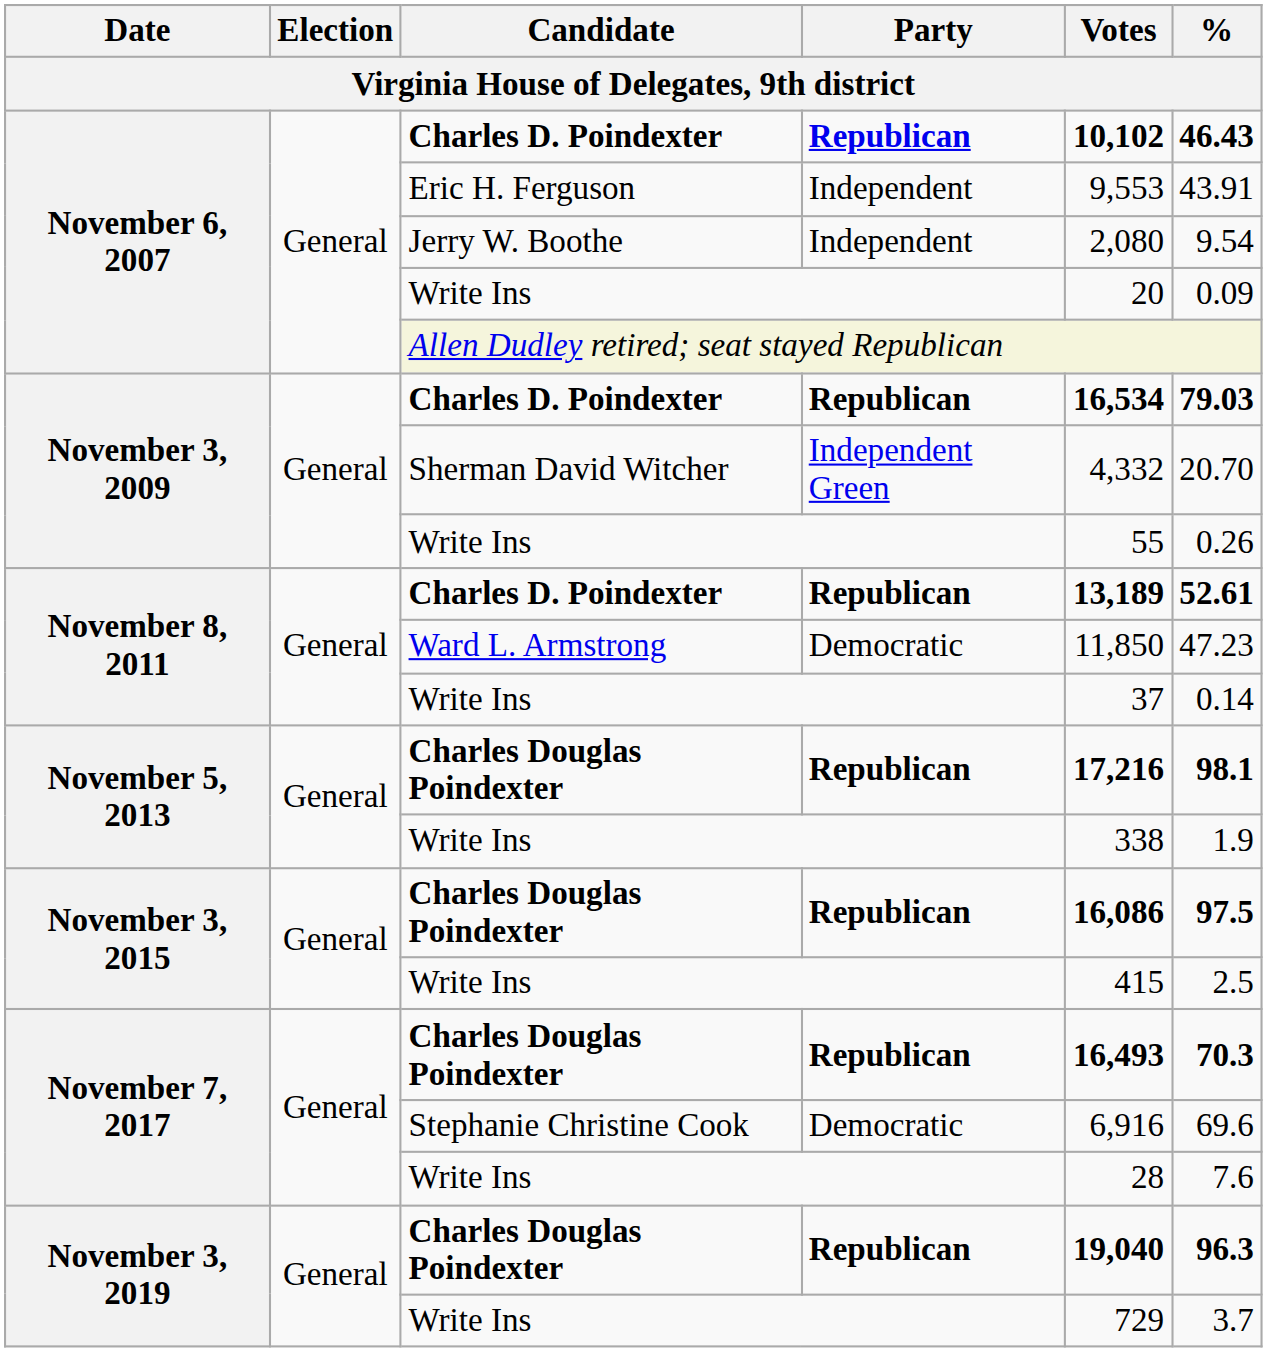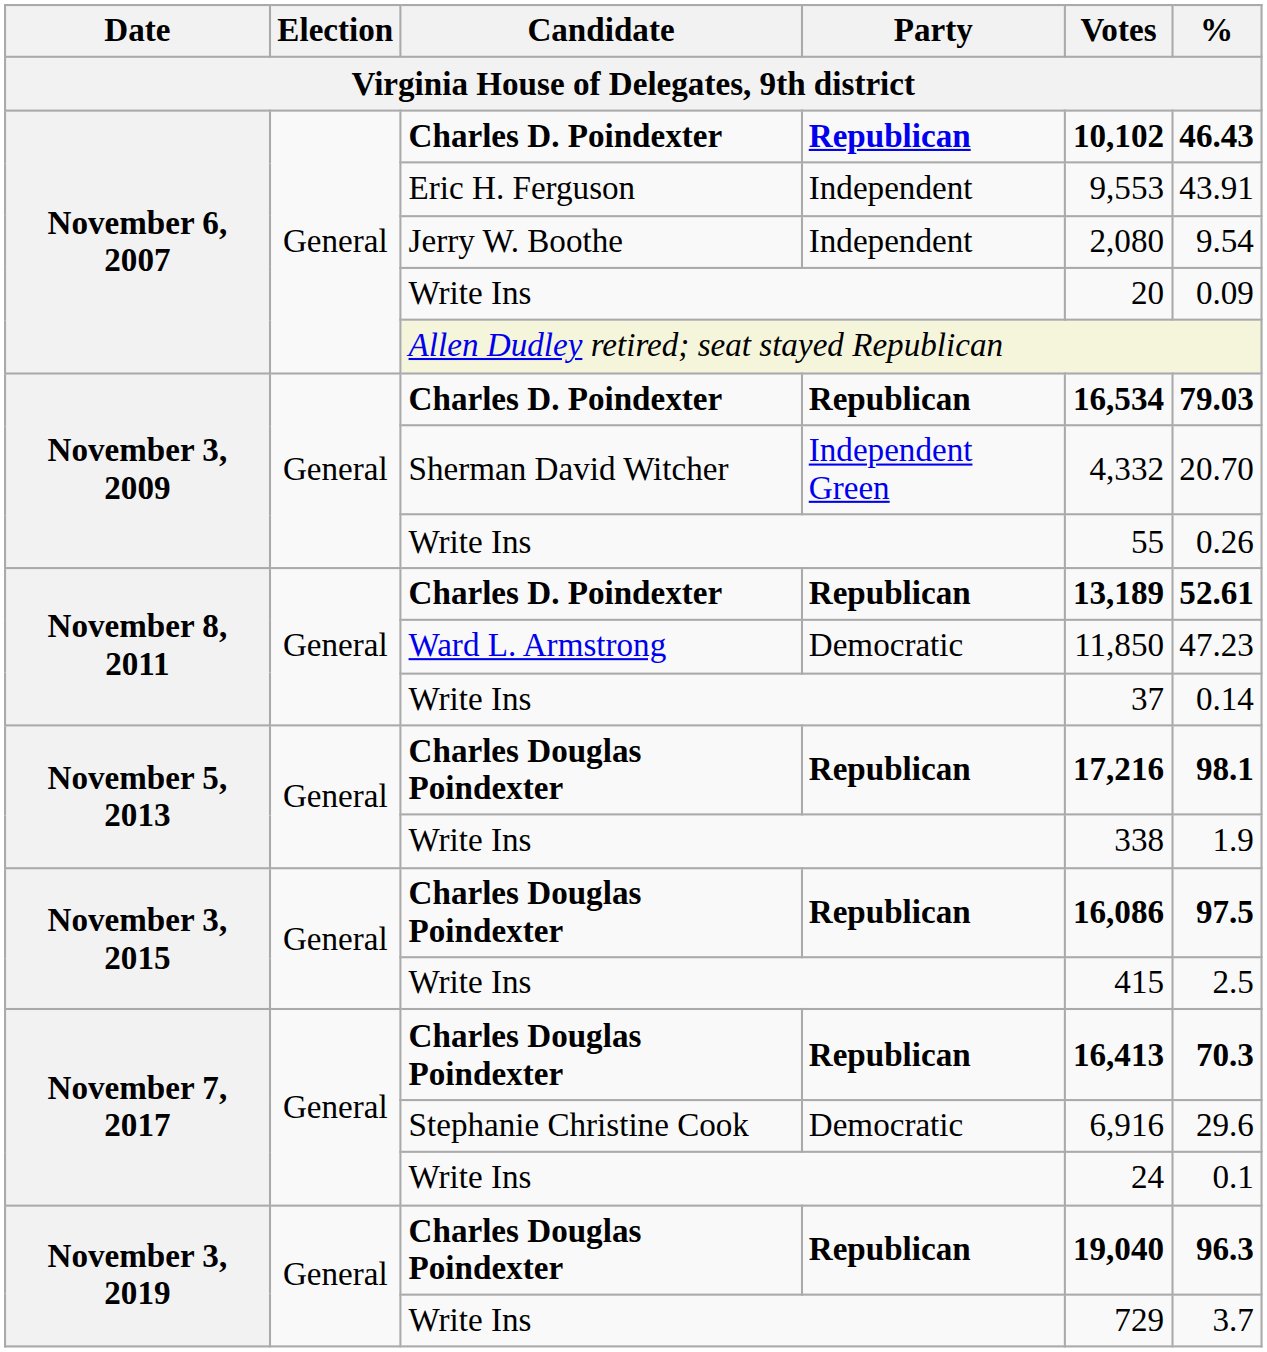(1119, 1054) 16,493 -> (1119, 1054) 16,413
(1225, 1125) 69.6 -> (1225, 1125) 29.6
(1147, 1177) 28 -> (1147, 1177) 24
(1233, 1177) 7.6 -> (1233, 1177) 0.1
